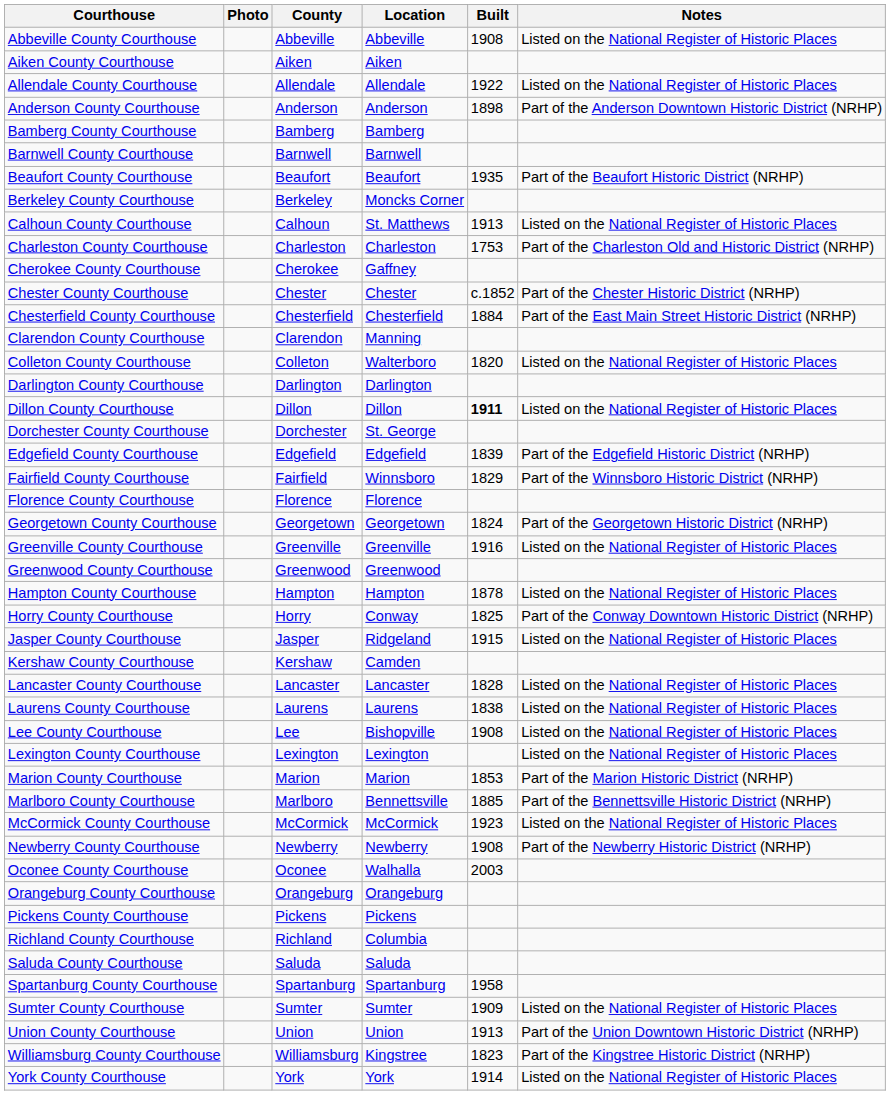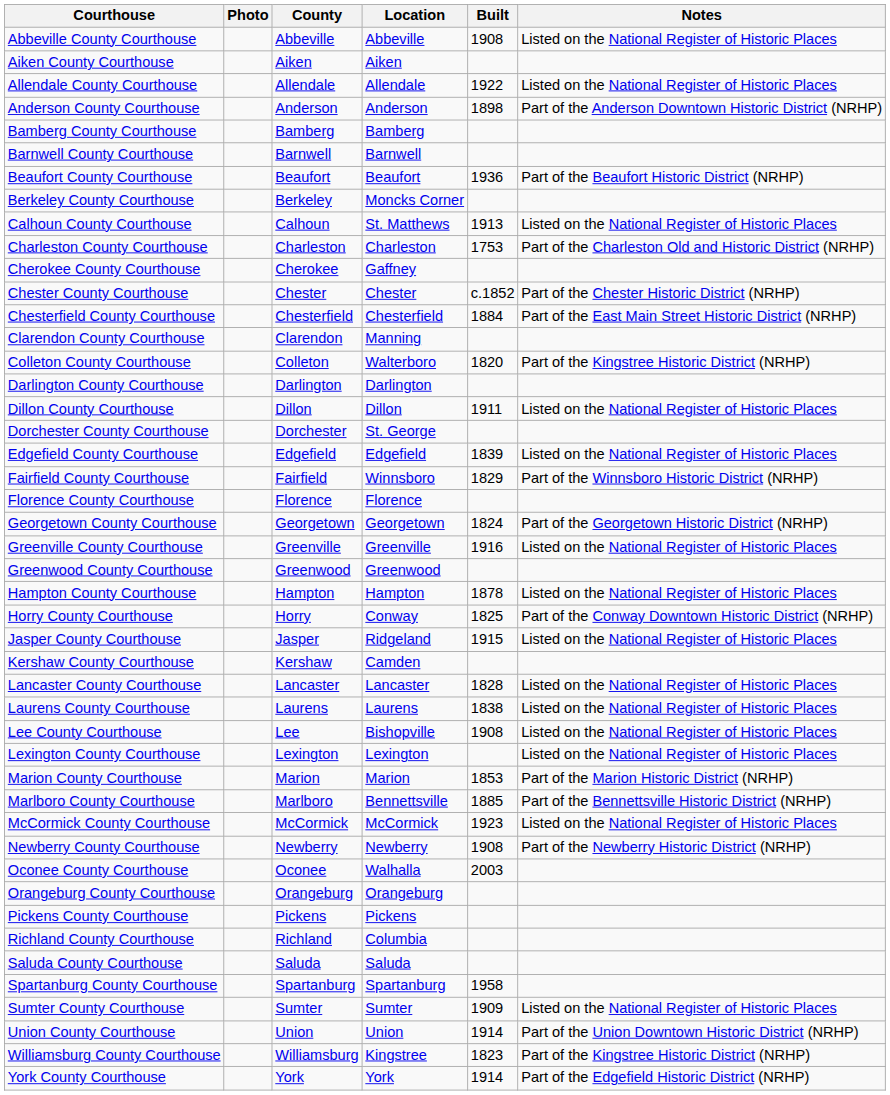(487, 177) 1935 -> (487, 177) 1936
(679, 362) Listed on the National Register of Historic Places -> (666, 362) Part of the Kingstree Historic District (NRHP)
(487, 408) bold -> (486, 408) normal
(665, 454) Part of the Edgefield Historic District (NRHP) -> (679, 454) Listed on the National Register of Historic Places
(487, 1032) 1913 -> (487, 1032) 1914
(679, 1078) Listed on the National Register of Historic Places -> (665, 1078) Part of the Edgefield Historic District (NRHP)
